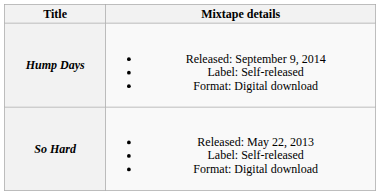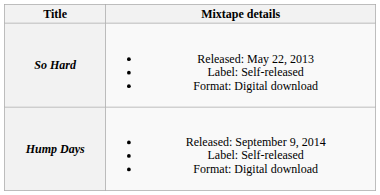rows swapped: (55, 148) <-> (55, 65)
